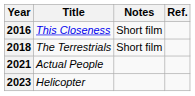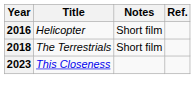(73, 30) This Closeness -> (61, 30) Helicopter
- row: (19, 64)
(61, 82) Helicopter -> (73, 64) This Closeness
